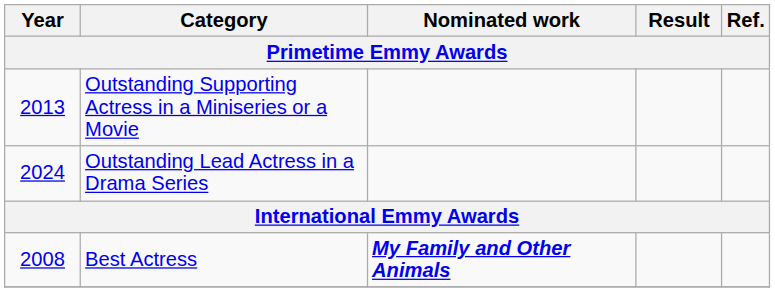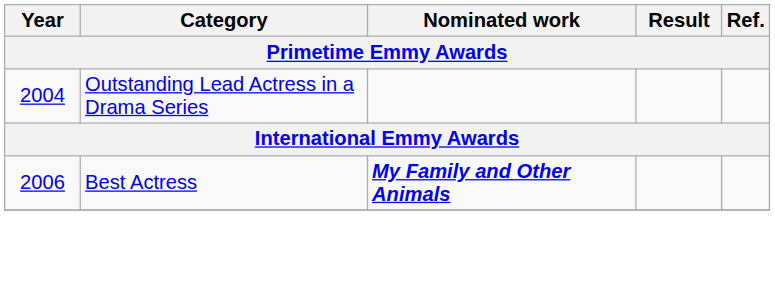- row: (206, 107)
(43, 173) 2024 -> (43, 95) 2004
(43, 259) 2008 -> (43, 182) 2006
